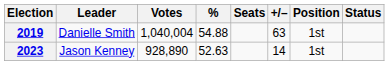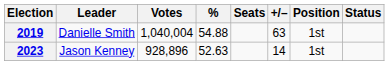(167, 51) 928,890 -> (167, 51) 928,896
